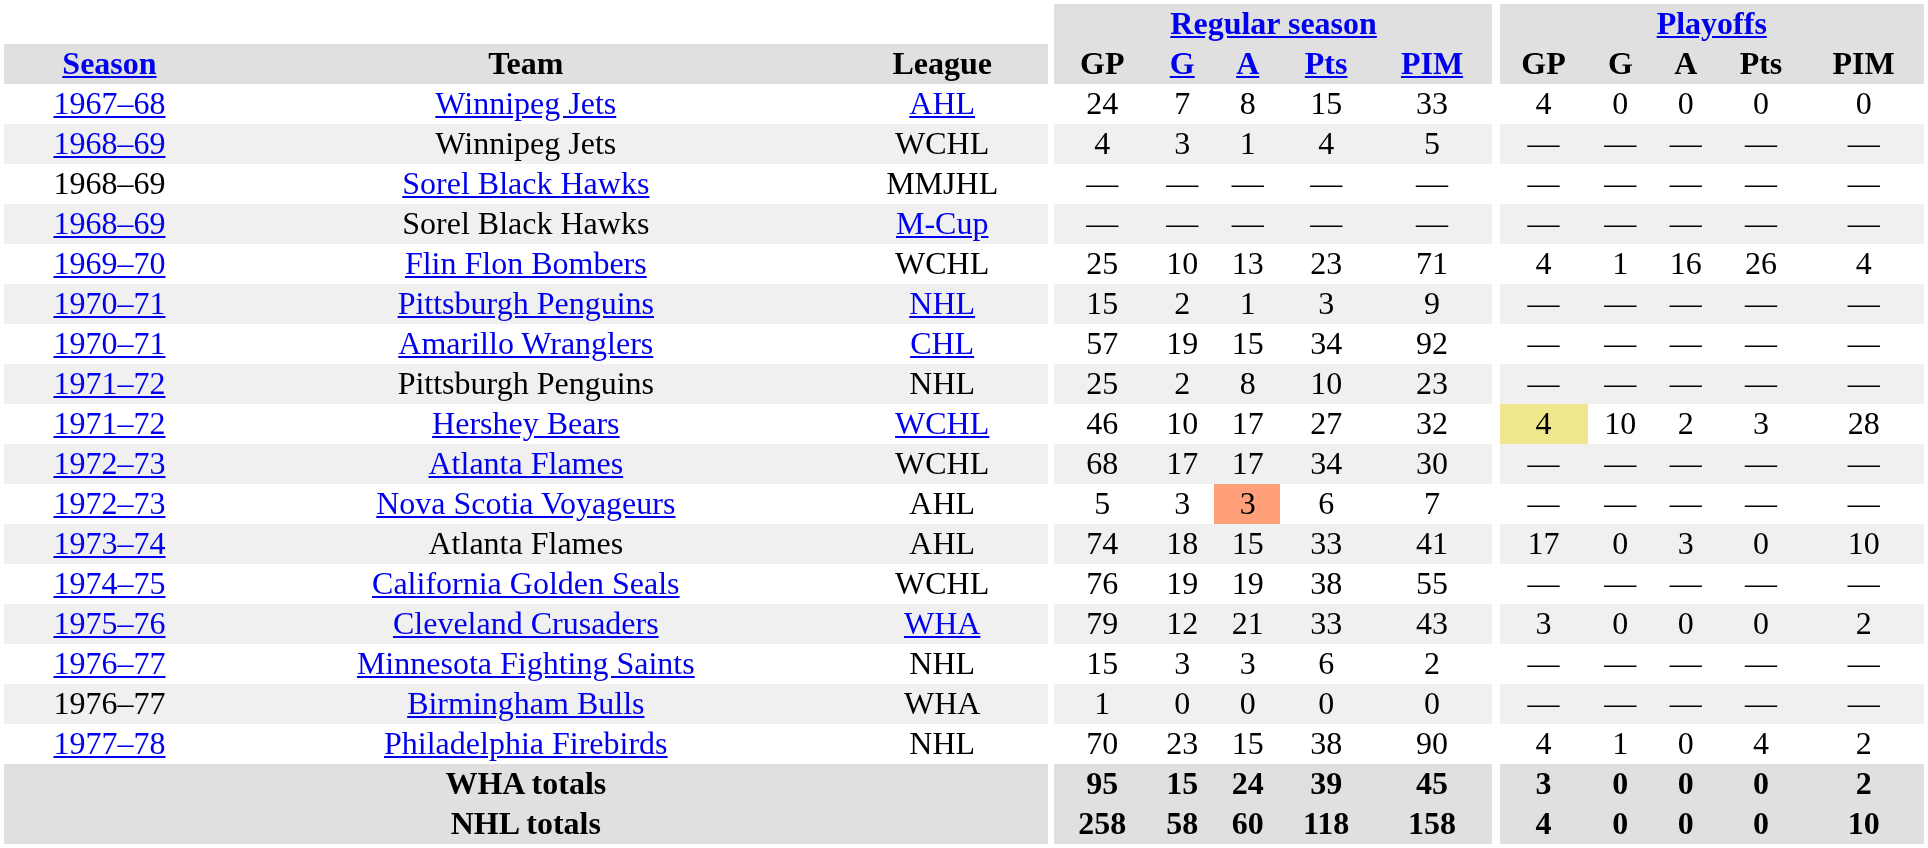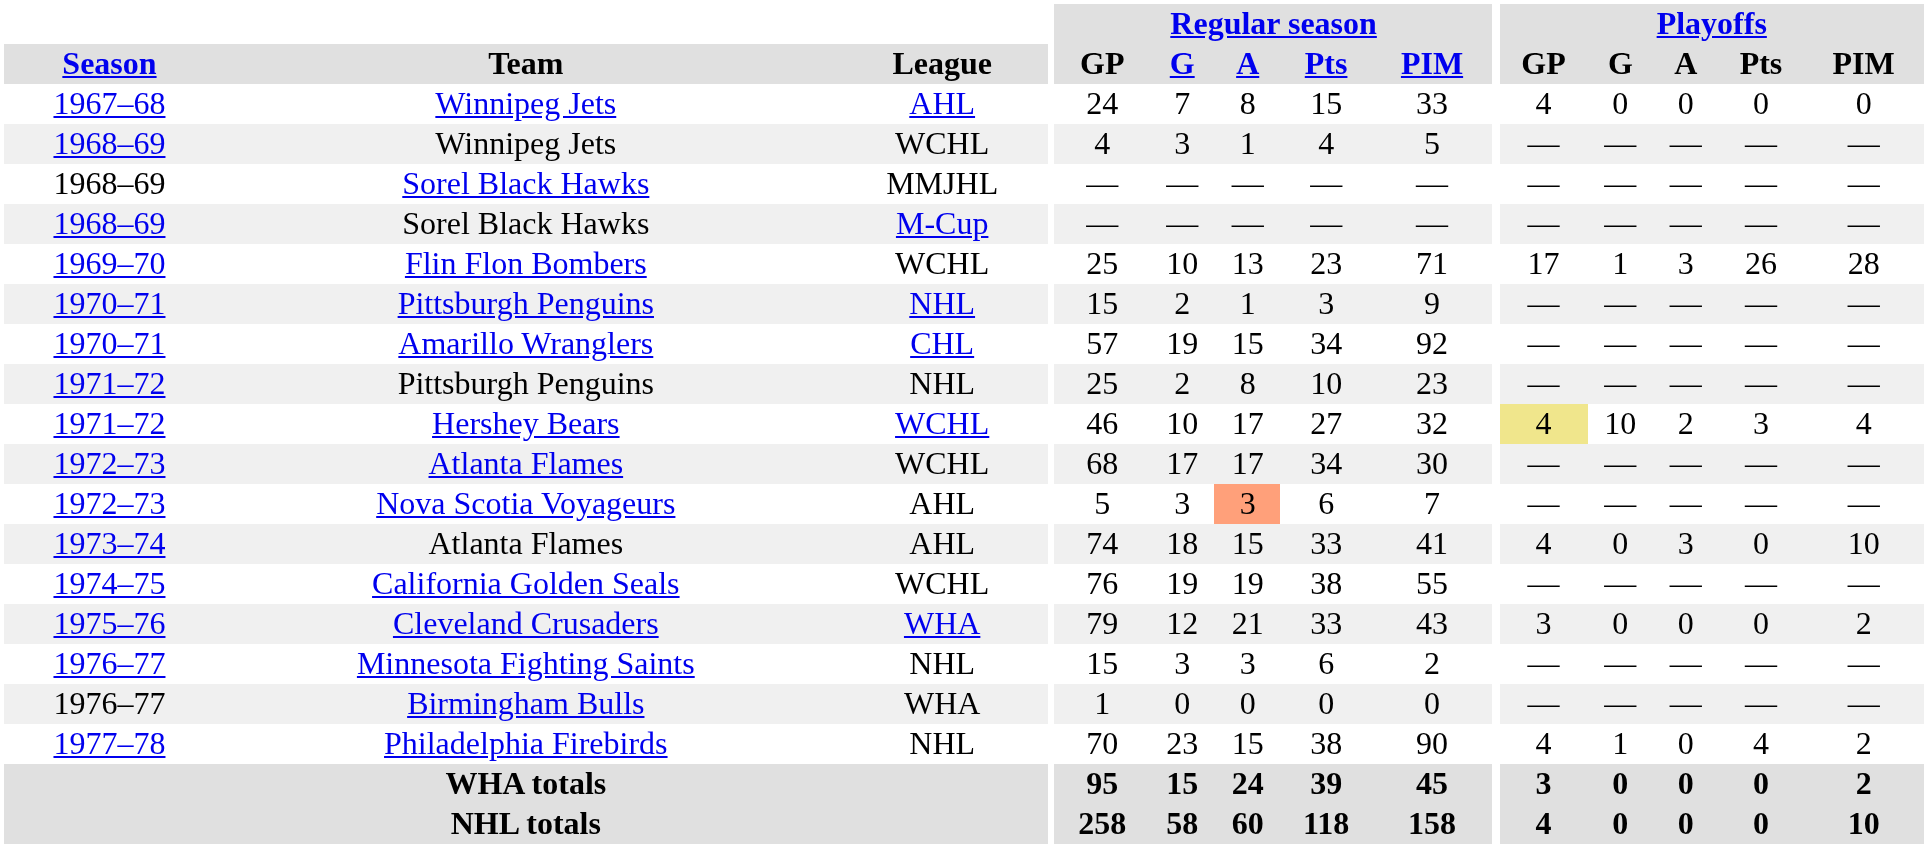(1544, 263) 4 -> (1544, 263) 17
(1686, 263) 16 -> (1686, 263) 3
(1864, 263) 4 -> (1864, 263) 28
(1864, 423) 28 -> (1864, 423) 4
(1544, 543) 17 -> (1544, 543) 4
